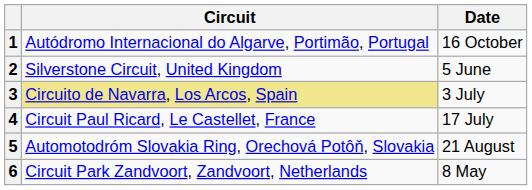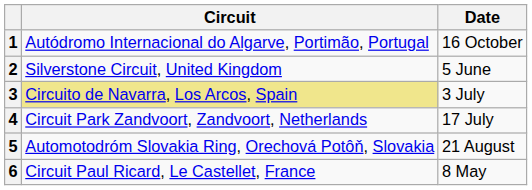(170, 120) Circuit Paul Ricard, Le Castellet, France -> (196, 120) Circuit Park Zandvoort, Zandvoort, Netherlands
(196, 171) Circuit Park Zandvoort, Zandvoort, Netherlands -> (170, 171) Circuit Paul Ricard, Le Castellet, France
